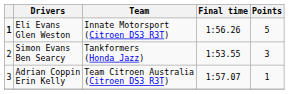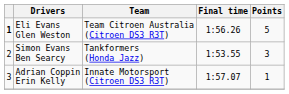(127, 30) Innate Motorsport (Citroen DS3 R3T) -> (139, 30) Team Citroen Australia (Citroen DS3 R3T)
(139, 77) Team Citroen Australia (Citroen DS3 R3T) -> (127, 77) Innate Motorsport (Citroen DS3 R3T)
